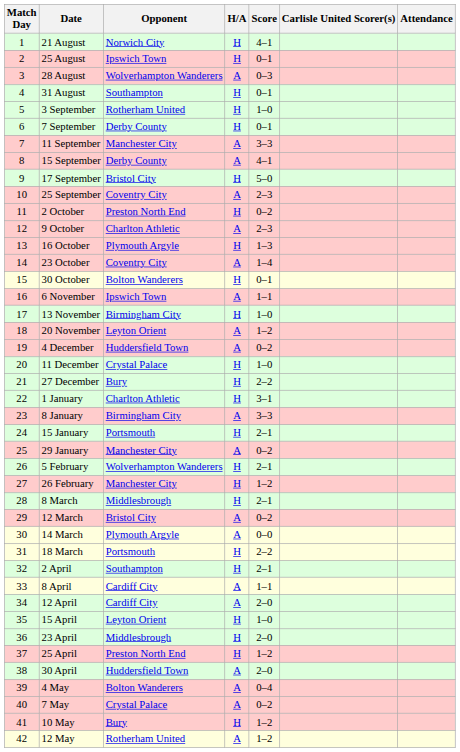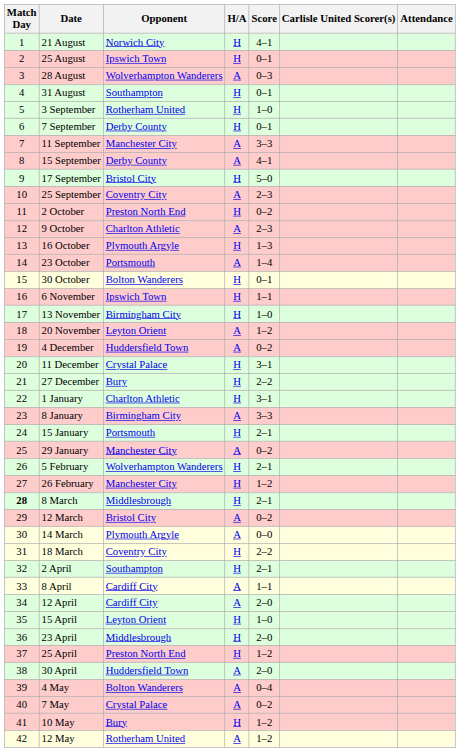(136, 263) Coventry City -> (130, 263) Portsmouth
(237, 297) A -> (237, 297) H
(264, 365) 1–0 -> (264, 365) 3–1
(22, 501) normal -> (22, 501) bold
(130, 552) Portsmouth -> (136, 552) Coventry City
